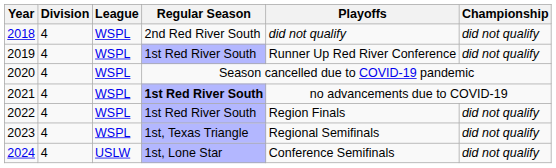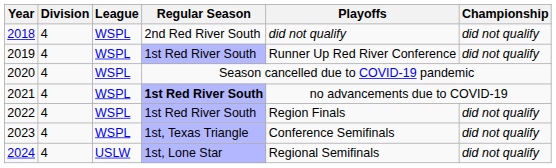(324, 133) Regional Semifinals -> (332, 133) Conference Semifinals
(332, 152) Conference Semifinals -> (324, 152) Regional Semifinals
